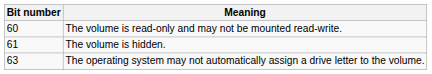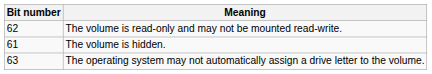(12, 28) 60 -> (12, 28) 62
